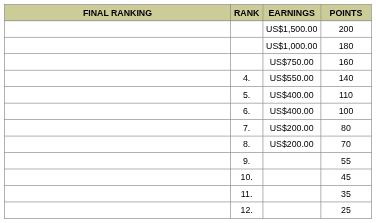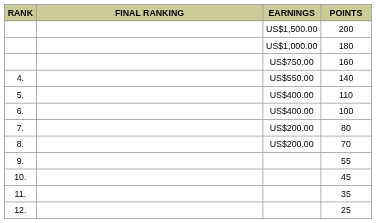columns swapped: (247, 13) <-> (117, 13)
